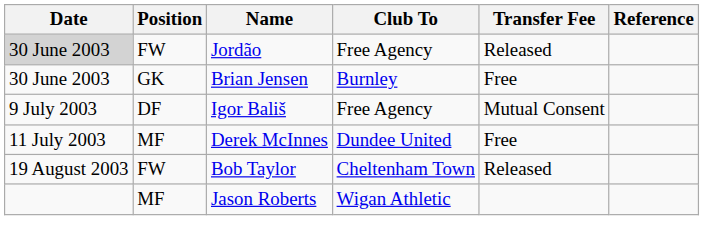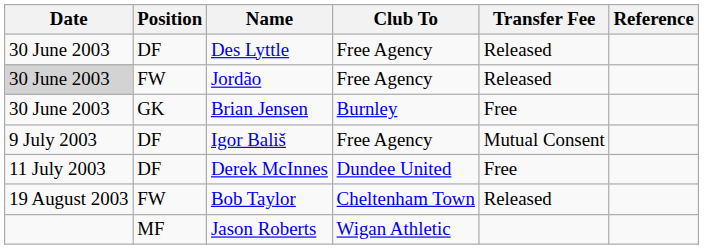+ row: (250, 49)
(151, 139) MF -> (149, 169) DF
